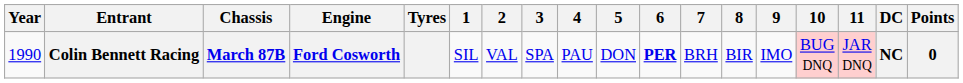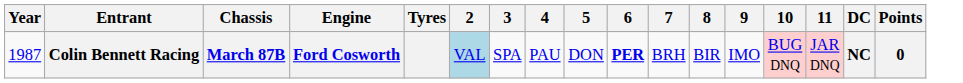- column: (466, 18)
(25, 55) 1990 -> (25, 55) 1987
(502, 55) no background -> (470, 55) lightblue background
